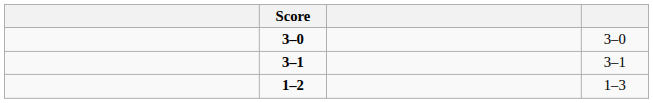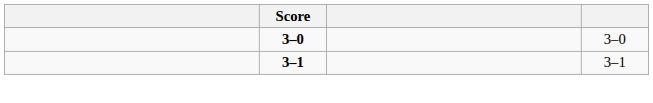- row: (293, 86)
